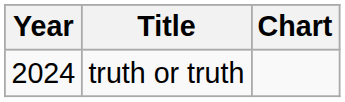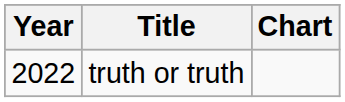(43, 72) 2024 -> (43, 72) 2022
